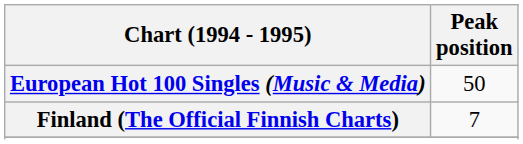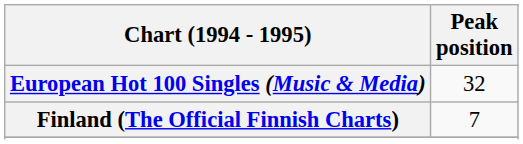(474, 83) 50 -> (474, 83) 32
